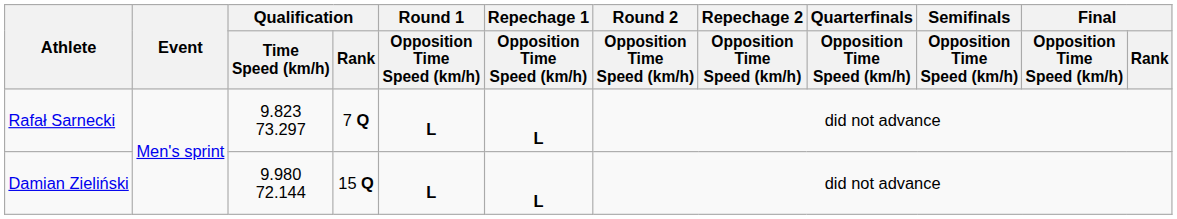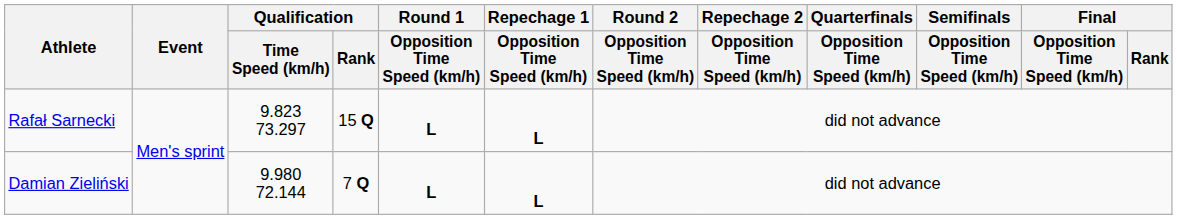(356, 121) 7 Q -> (356, 121) 15 Q
(356, 183) 15 Q -> (356, 183) 7 Q
